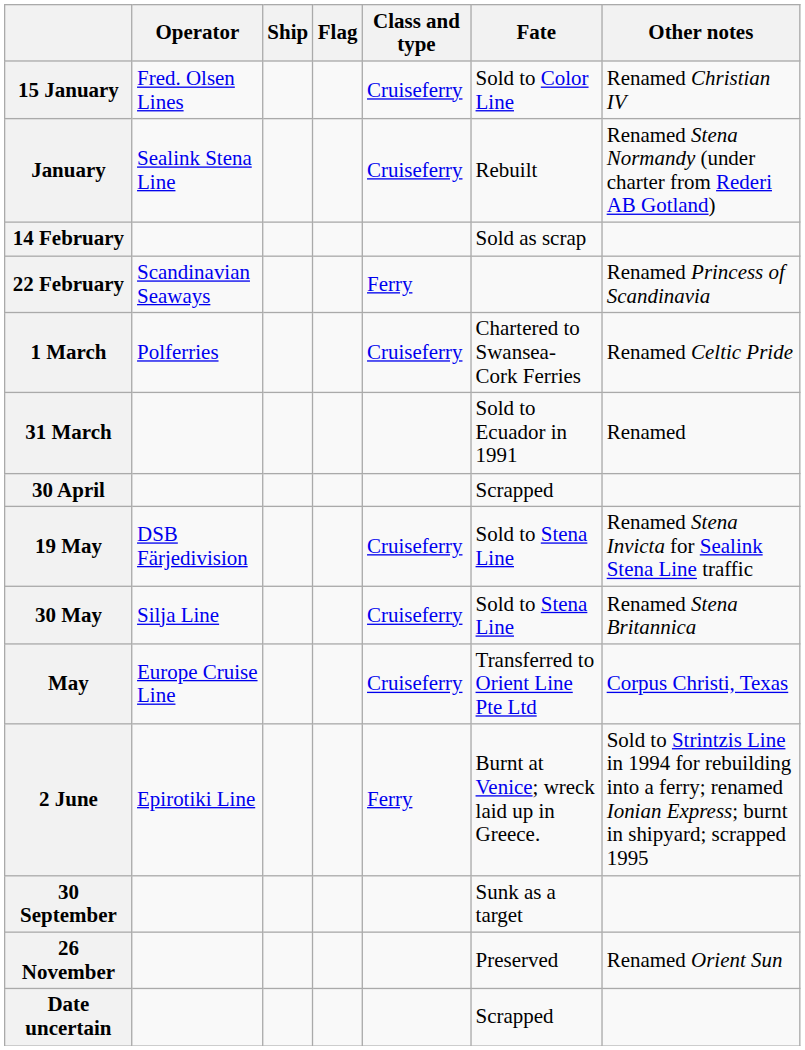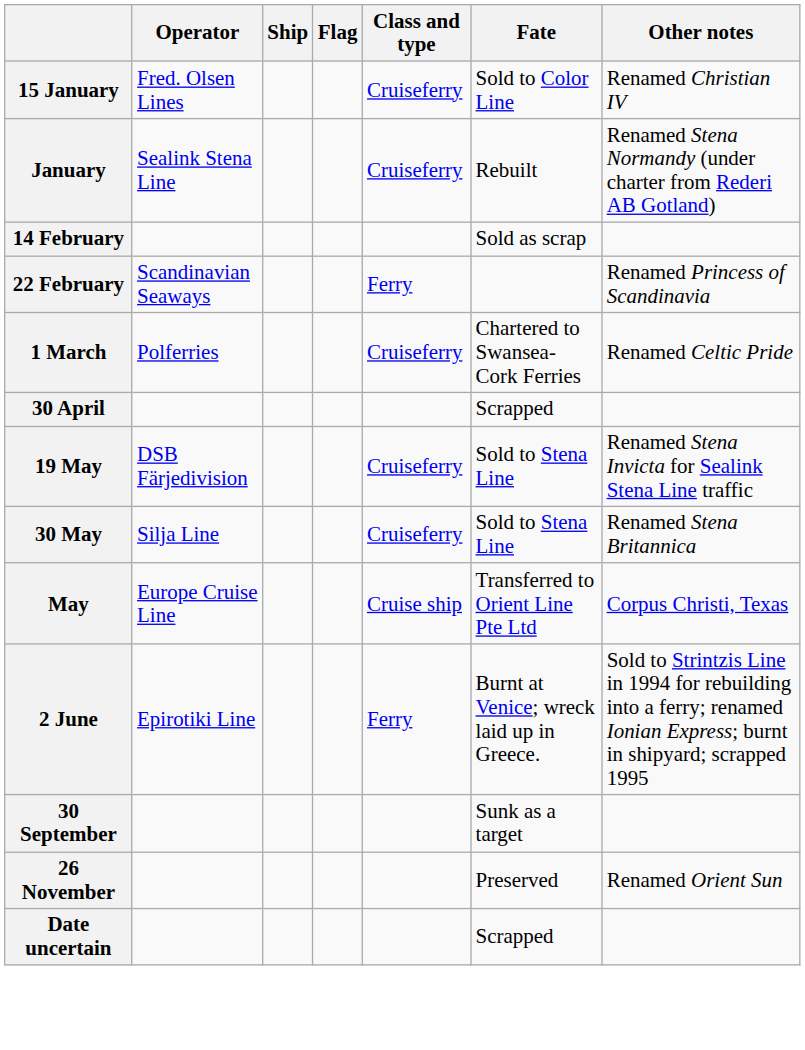- row: (68, 432)
(415, 683) Cruiseferry -> (414, 603) Cruise ship
